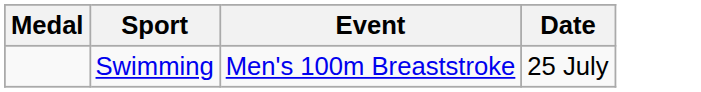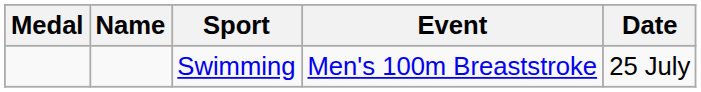+ column: (130, 26)
